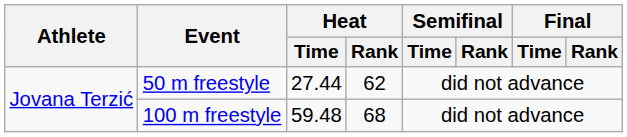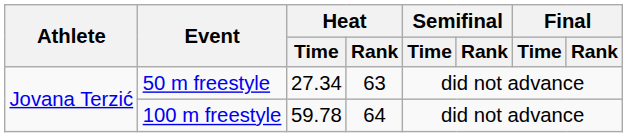(316, 83) 27.44 -> (316, 83) 27.34
(375, 83) 62 -> (375, 83) 63
(316, 116) 59.48 -> (316, 116) 59.78
(375, 116) 68 -> (375, 116) 64
